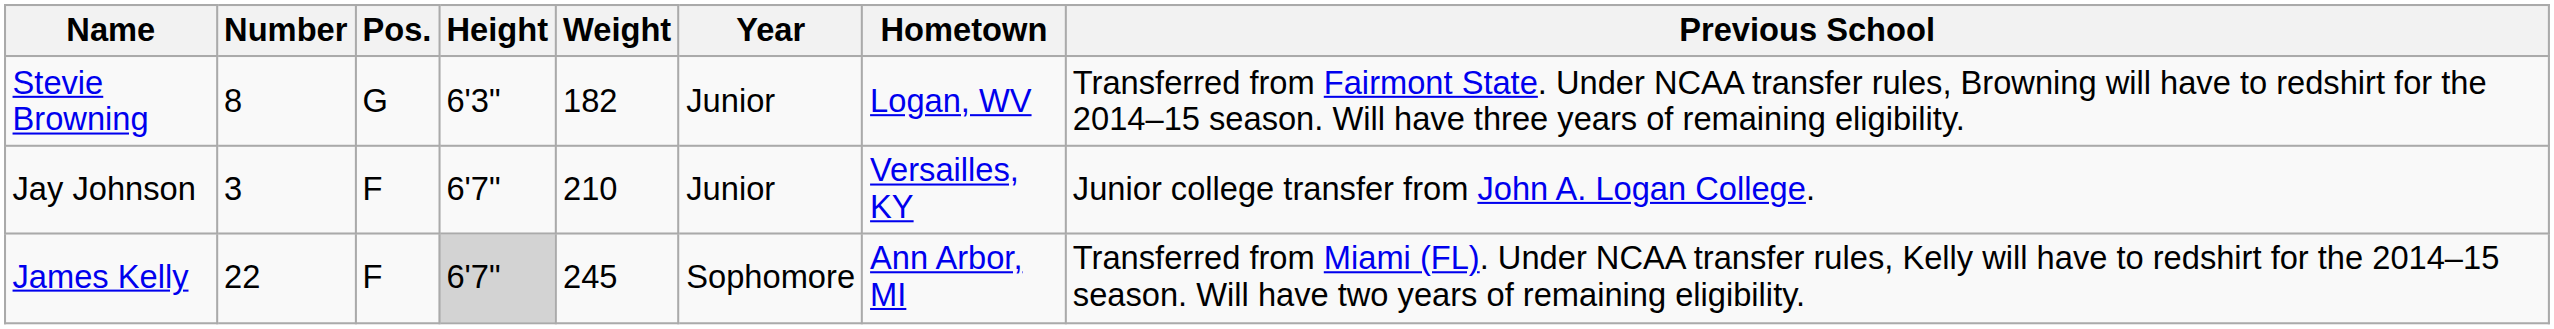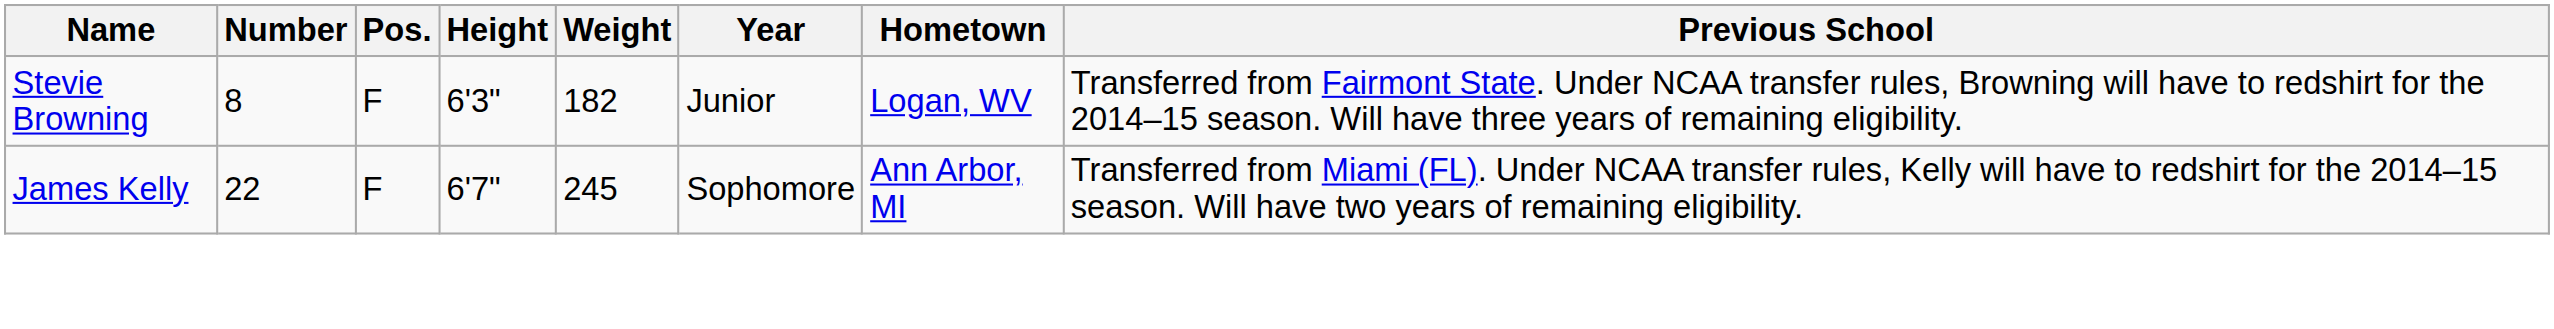(375, 100) G -> (373, 100) F
- row: (104, 188)
(474, 277) lightgrey background -> (474, 188) no background
